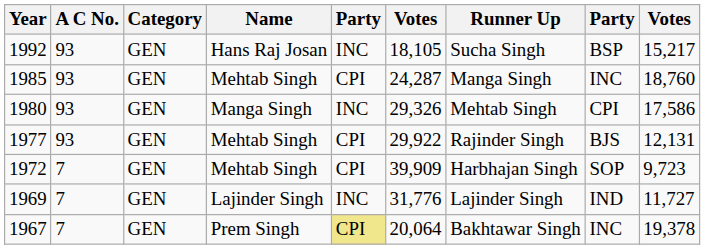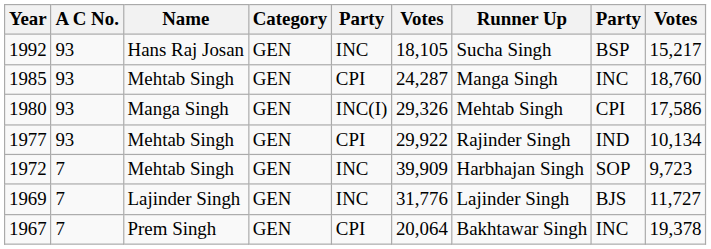columns swapped: (165, 19) <-> (269, 19)
(352, 109) INC -> (362, 109) INC(I)
(605, 139) BJS -> (613, 139) IND
(669, 139) 12,131 -> (676, 139) 10,134
(351, 169) CPI -> (352, 169) INC
(606, 199) IND -> (611, 199) BJS
(351, 229) khaki background -> (351, 229) no background
